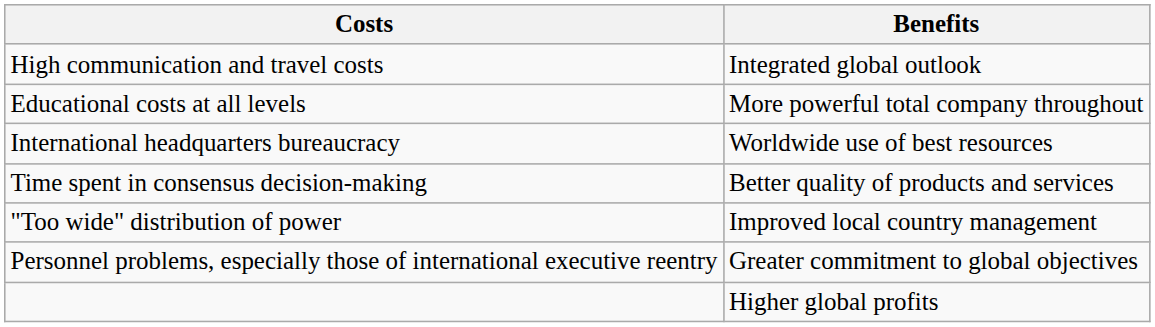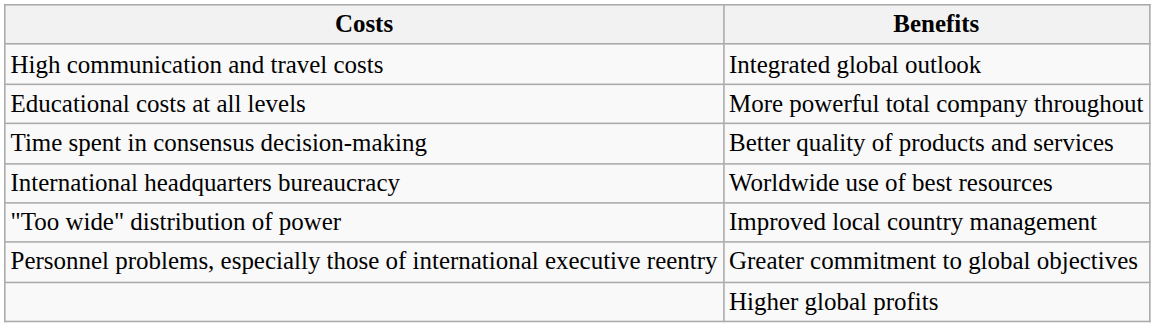rows swapped: (219, 182) <-> (205, 143)
